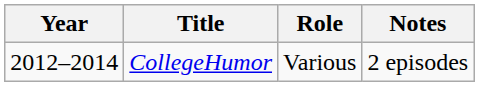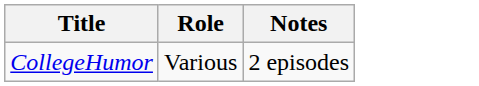- column: (64, 23)
